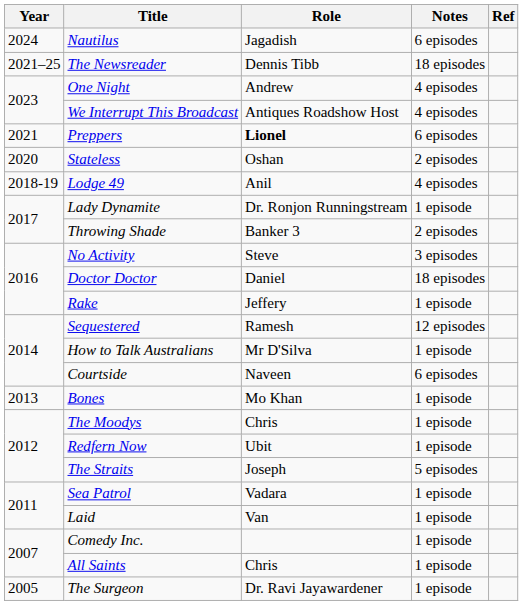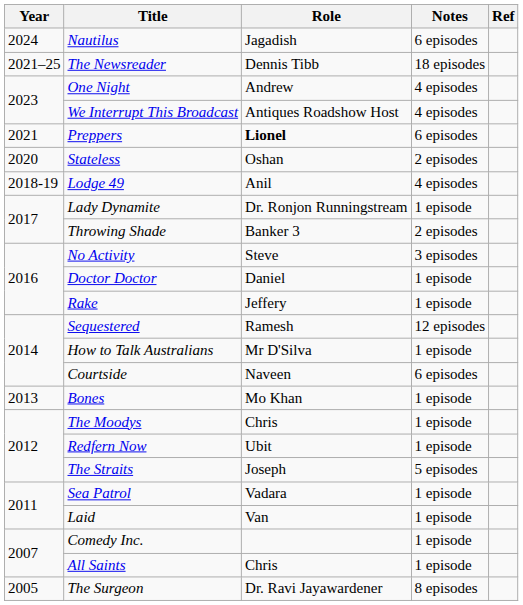(450, 278) 18 episodes -> (443, 278) 1 episode
(443, 588) 1 episode -> (446, 588) 8 episodes
